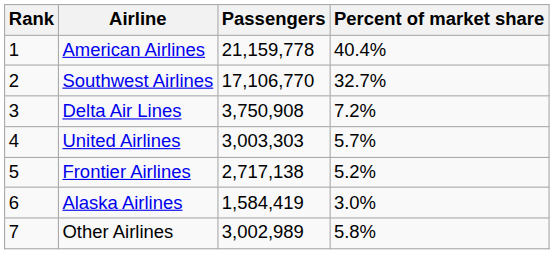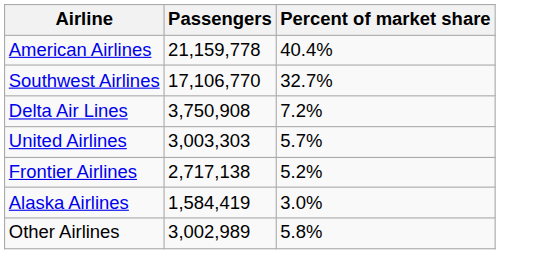- column: (31, 19)
